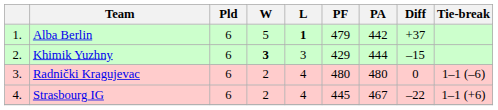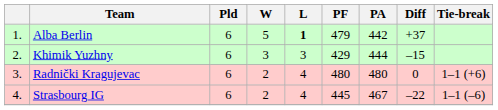(266, 54) bold -> (266, 54) normal
(464, 74) 1–1 (–6) -> (464, 74) 1–1 (+6)
(464, 94) 1–1 (+6) -> (464, 94) 1–1 (–6)
